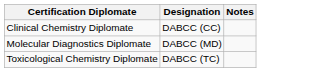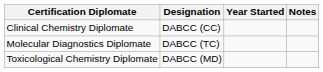+ column: (255, 12)
(192, 43) DABCC (MD) -> (191, 43) DABCC (TC)
(191, 59) DABCC (TC) -> (192, 59) DABCC (MD)
